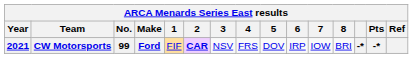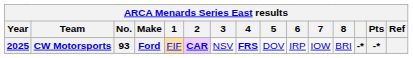(18, 45) 2021 -> (18, 45) 2025
(124, 45) 99 -> (124, 45) 93
(248, 45) normal -> (248, 45) bold
